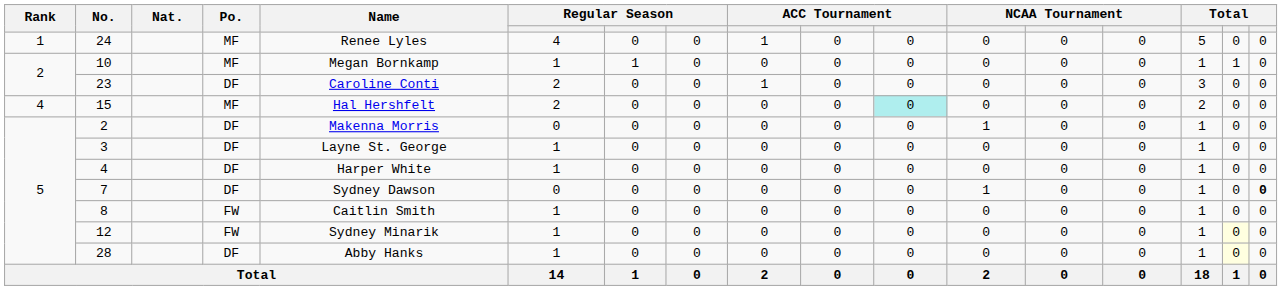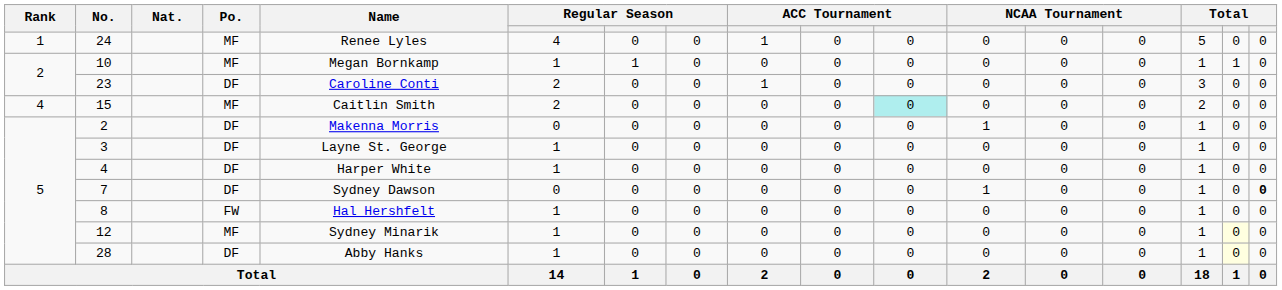(384, 106) Hal Hershfelt -> (384, 106) Caitlin Smith
(384, 212) Caitlin Smith -> (384, 212) Hal Hershfelt
(231, 233) FW -> (231, 233) MF
